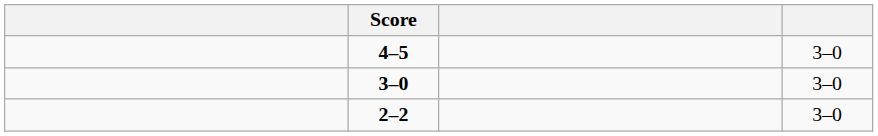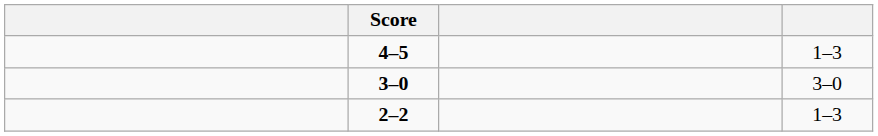(827, 51) 3–0 -> (827, 51) 1–3
(827, 114) 3–0 -> (827, 114) 1–3
